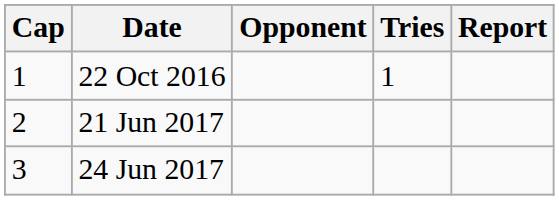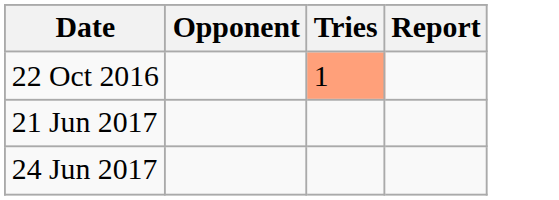- column: (38, 28)
(388, 75) no background -> (321, 75) lightsalmon background
